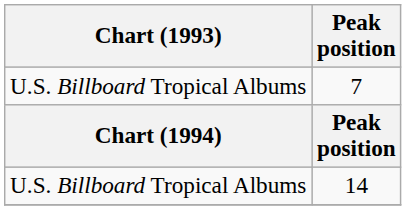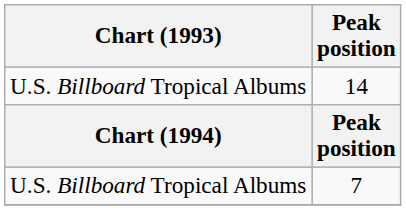rows swapped: (356, 185) <-> (356, 85)
